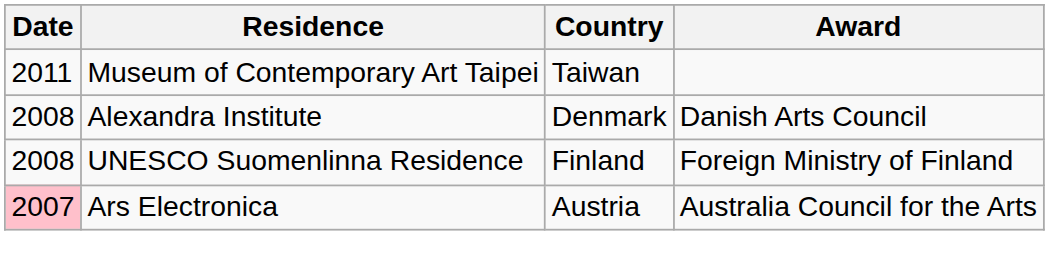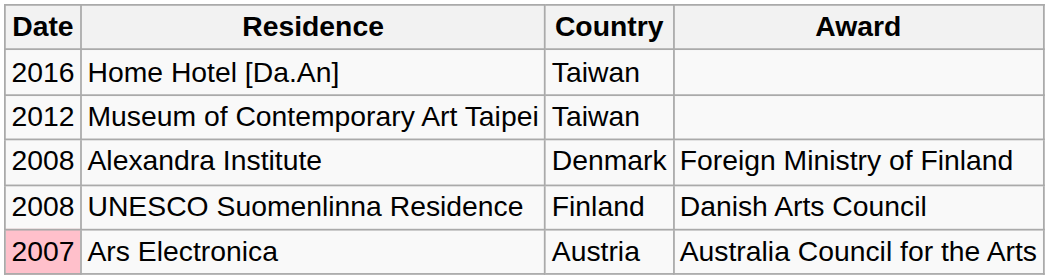+ row: (213, 71)
(42, 71) 2011 -> (43, 116) 2012
(803, 116) Danish Arts Council -> (847, 161) Foreign Ministry of Finland
(847, 161) Foreign Ministry of Finland -> (803, 206) Danish Arts Council
